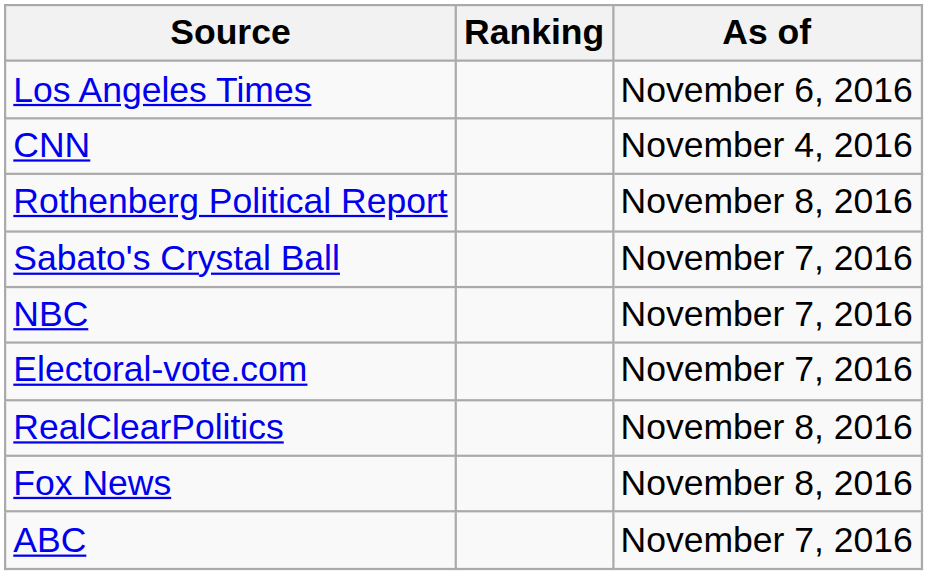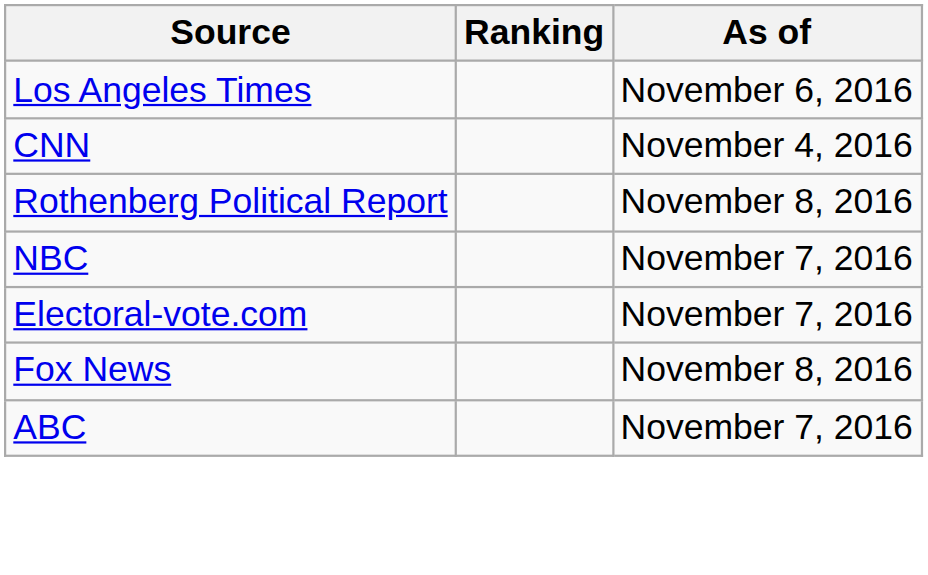- row: (177, 257)
- row: (149, 426)
